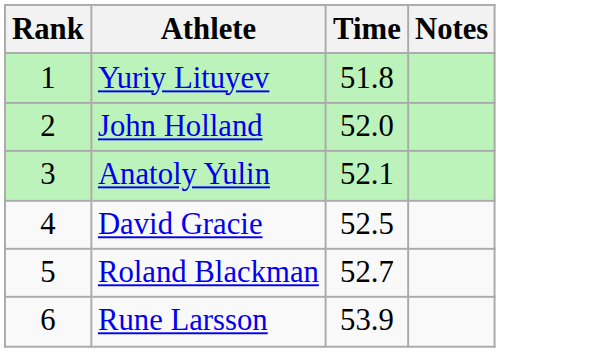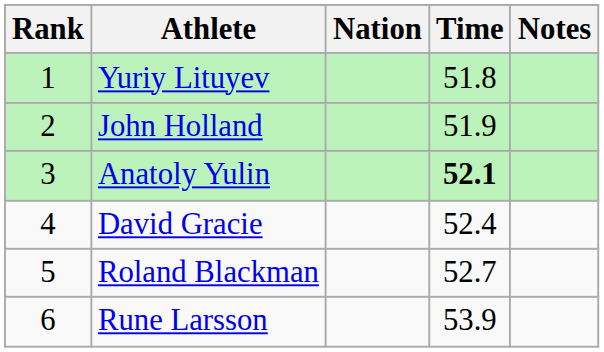+ column: (377, 28)
(367, 126) 52.0 -> (470, 126) 51.9
(367, 175) normal -> (470, 175) bold
(367, 223) 52.5 -> (470, 223) 52.4
